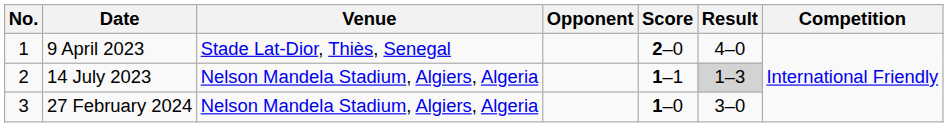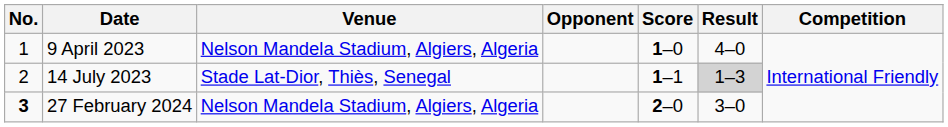(326, 48) Stade Lat-Dior, Thiès, Senegal -> (369, 48) Nelson Mandela Stadium, Algiers, Algeria
(668, 48) 2–0 -> (668, 48) 1–0
(369, 77) Nelson Mandela Stadium, Algiers, Algeria -> (326, 77) Stade Lat-Dior, Thiès, Senegal
(24, 106) normal -> (24, 106) bold
(668, 106) 1–0 -> (668, 106) 2–0
